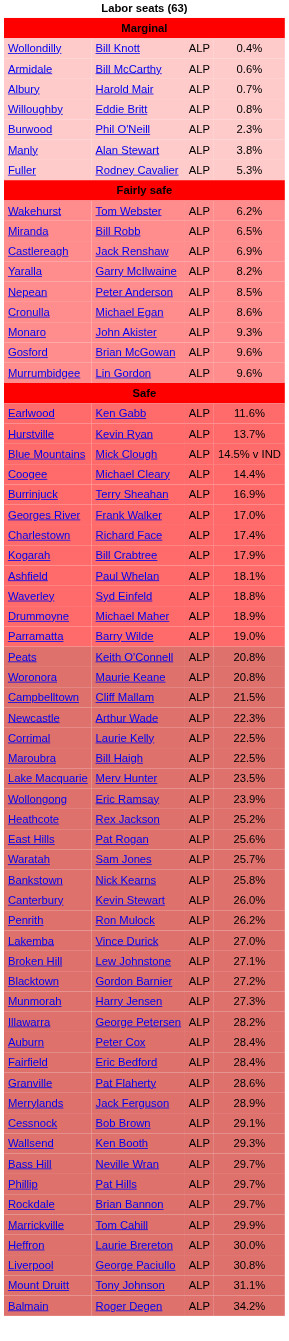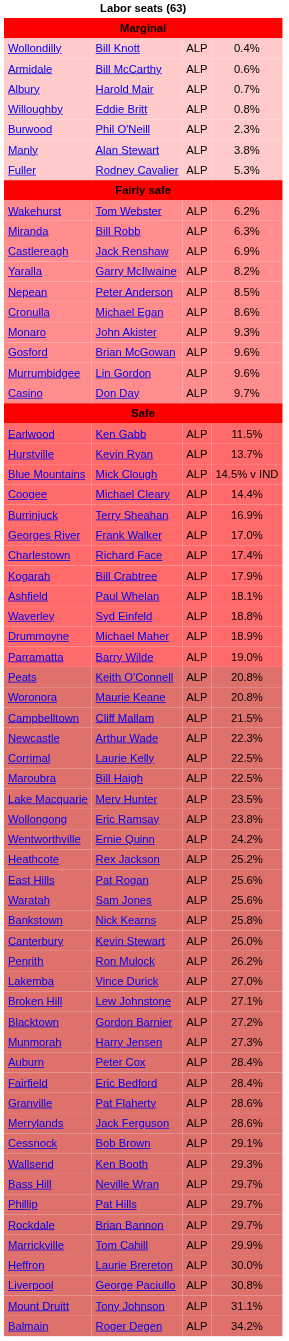(249, 231) 6.5% -> (247, 231) 6.3%
+ row: (25, 393)
(249, 413) 11.6% -> (247, 434) 11.5%
(249, 799) 23.9% -> (247, 819) 23.8%
+ row: (44, 839)
(249, 859) 25.7% -> (247, 900) 25.6%
- row: (29, 1022)
(249, 1103) 28.9% -> (247, 1123) 28.6%
